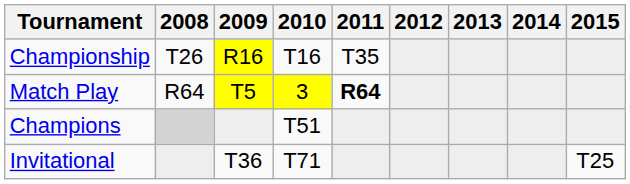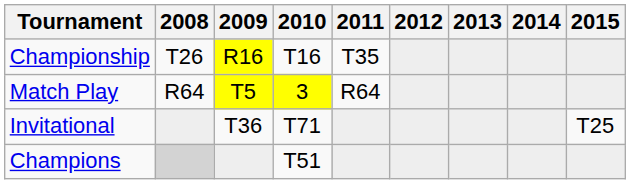(360, 91) bold -> (360, 91) normal
rows swapped: (62, 160) <-> (65, 126)
